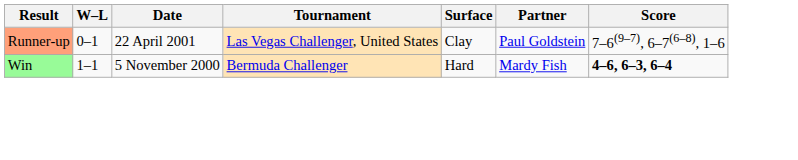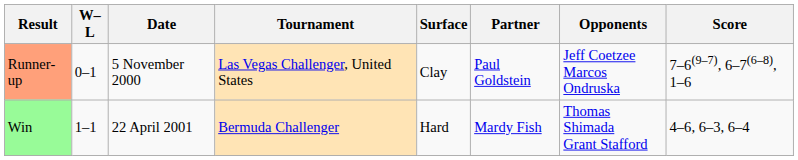+ column: (613, 24)
(155, 41) 22 April 2001 -> (148, 71) 5 November 2000
(167, 66) 5 November 2000 -> (152, 127) 22 April 2001
(632, 66) bold -> (710, 127) normal
